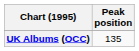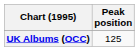(113, 38) 135 -> (113, 38) 125
